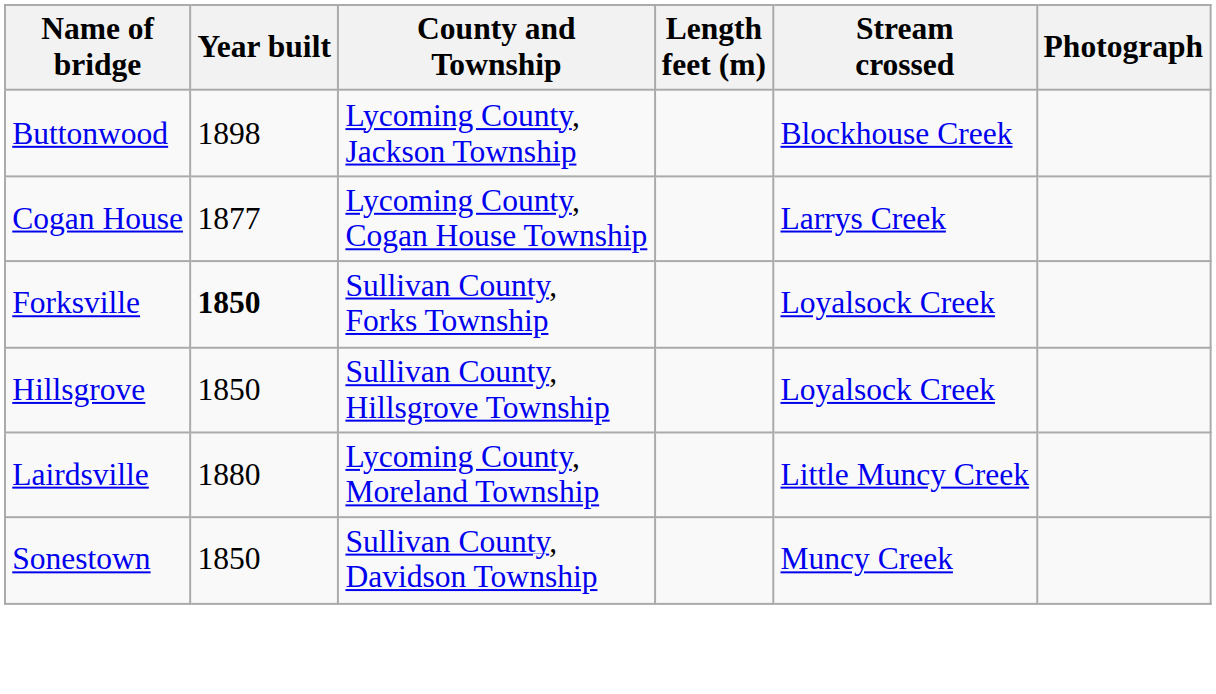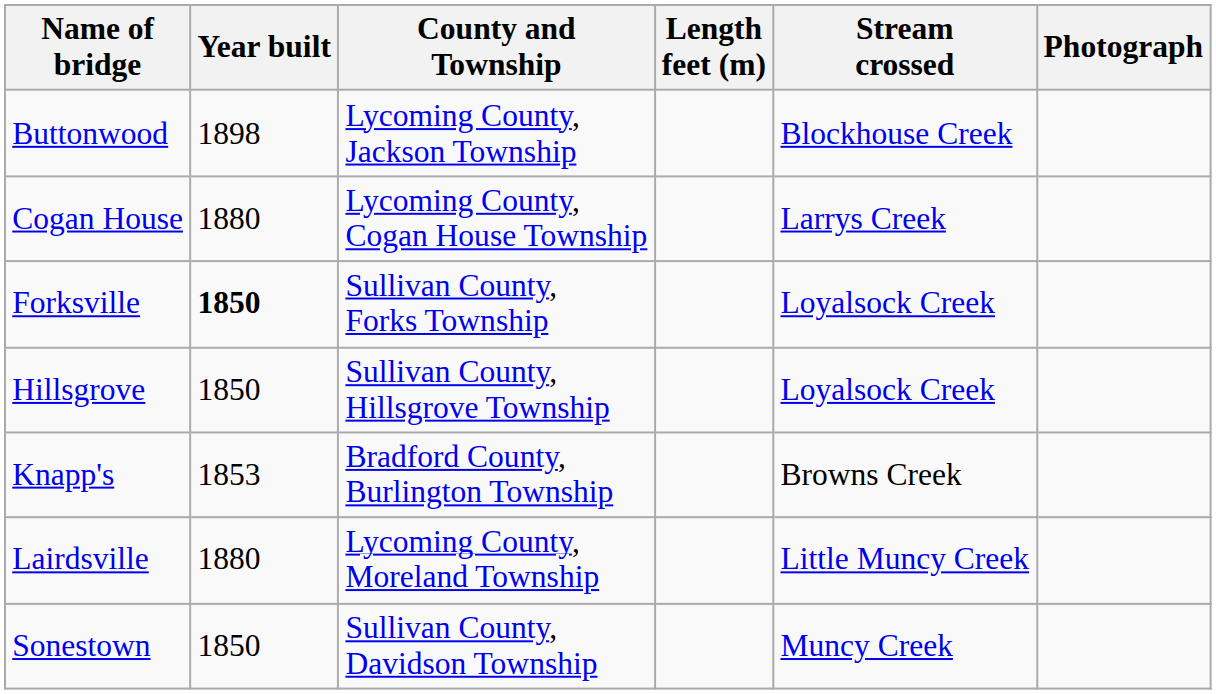(229, 218) 1877 -> (229, 218) 1880
+ row: (63, 474)
